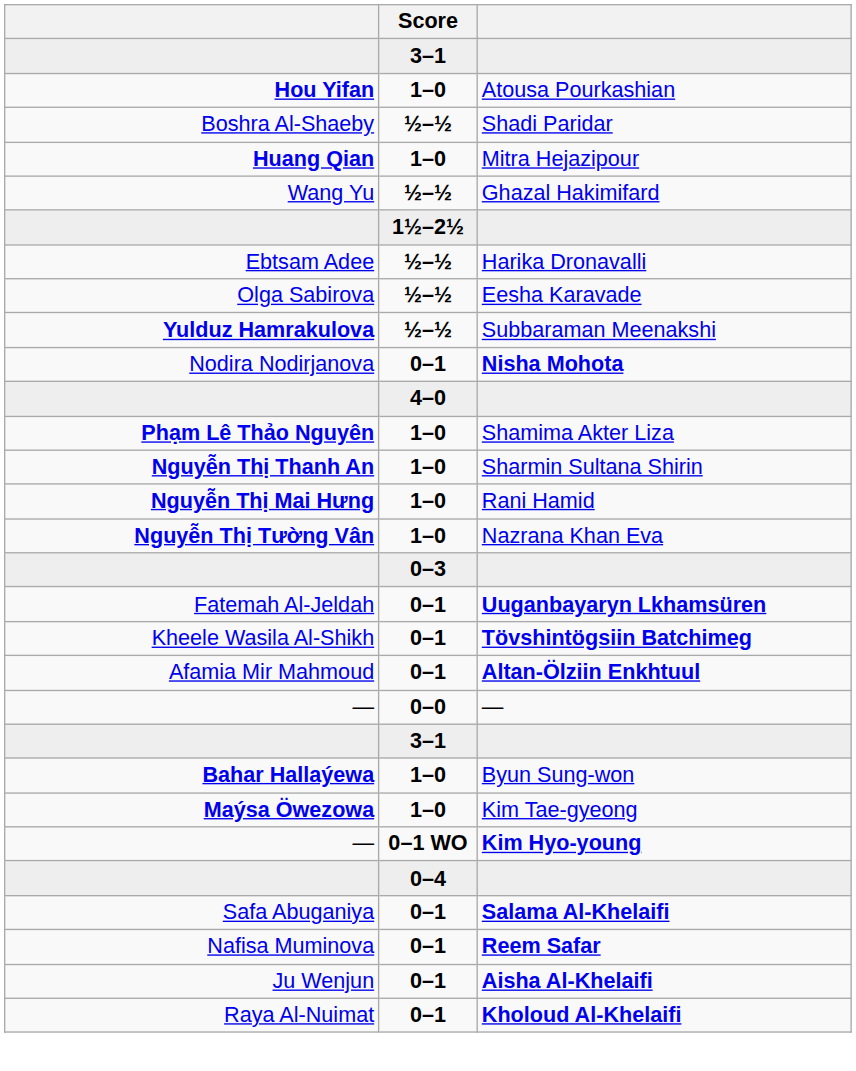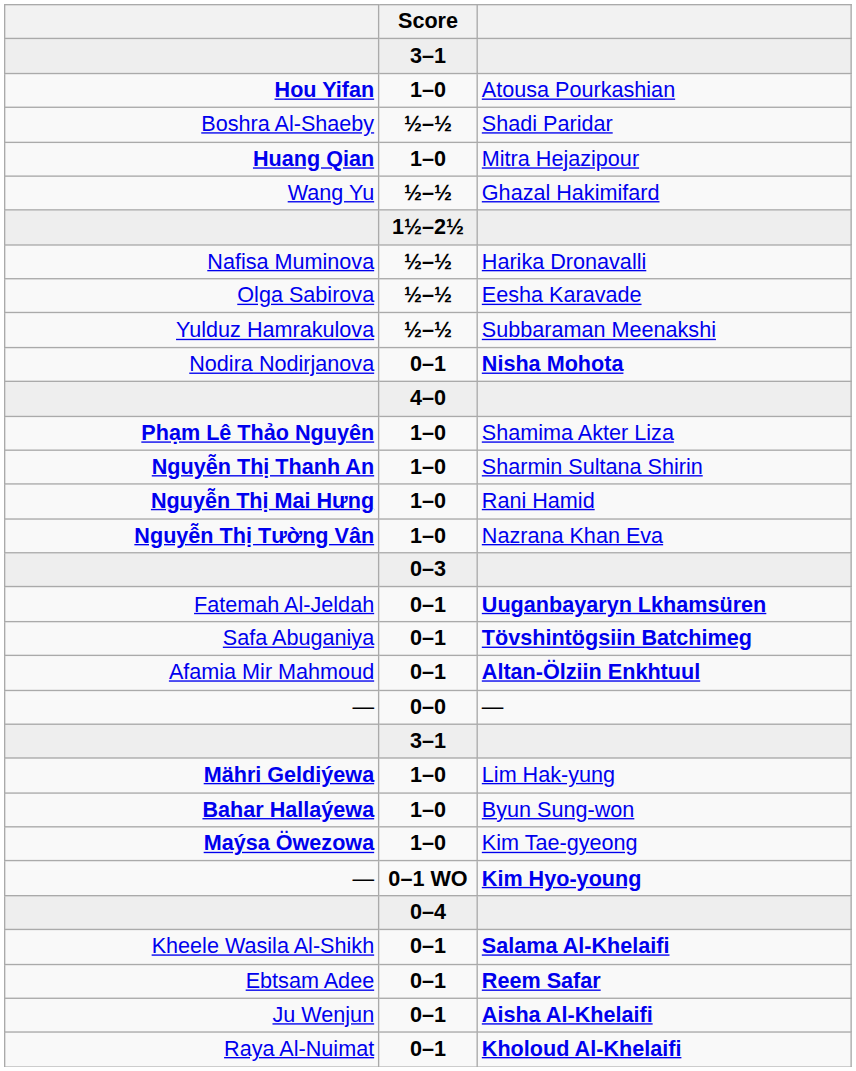(310, 261) Ebtsam Adee -> (291, 261) Nafisa Muminova
(269, 329) bold -> (275, 329) normal
(263, 638) Kheele Wasila Al-Shikh -> (298, 638) Safa Abuganiya
+ row: (428, 775)
(298, 912) Safa Abuganiya -> (263, 946) Kheele Wasila Al-Shikh
(291, 946) Nafisa Muminova -> (310, 980) Ebtsam Adee
